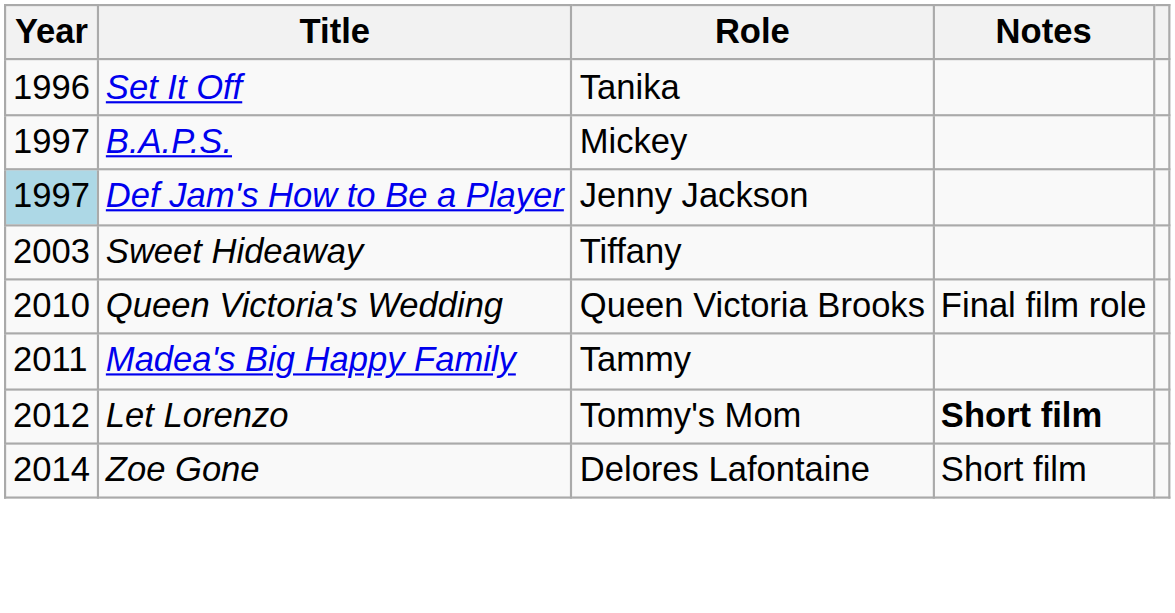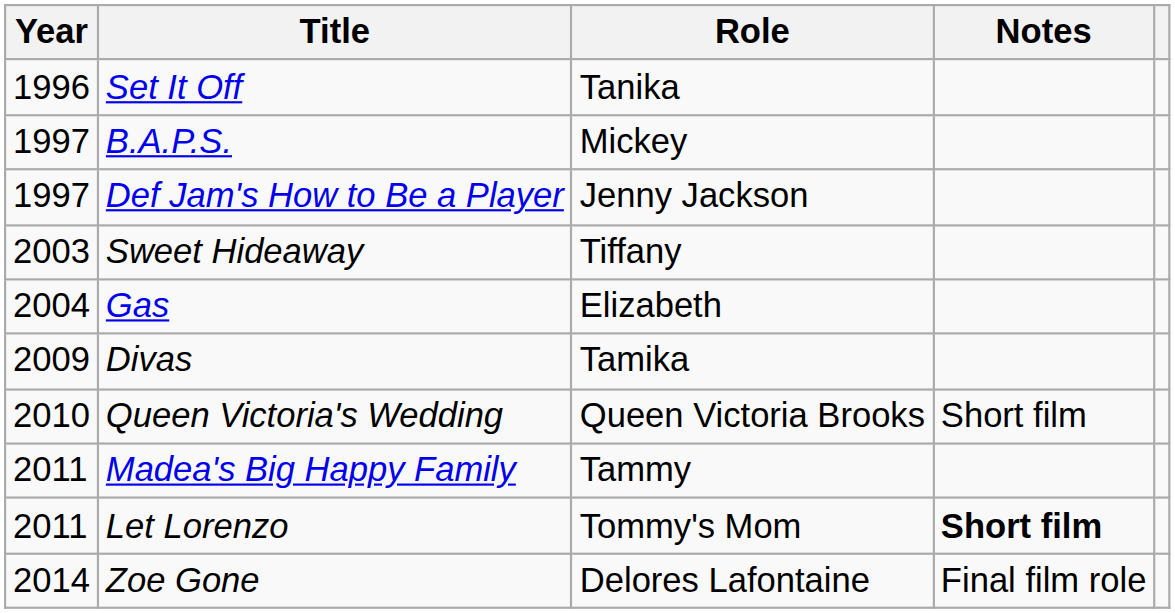(51, 196) lightblue background -> (51, 196) no background
+ row: (138, 305)
+ row: (149, 360)
(1044, 305) Final film role -> (1014, 415) Short film
(51, 415) 2012 -> (50, 525) 2011
(1014, 470) Short film -> (1044, 580) Final film role
